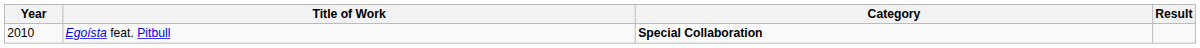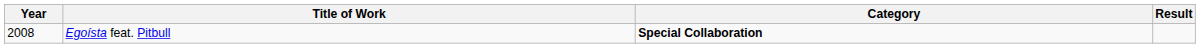(21, 33) 2010 -> (21, 33) 2008
